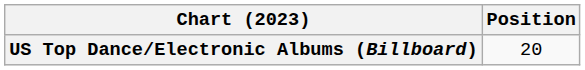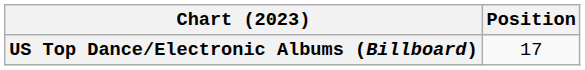(531, 50) 20 -> (531, 50) 17
